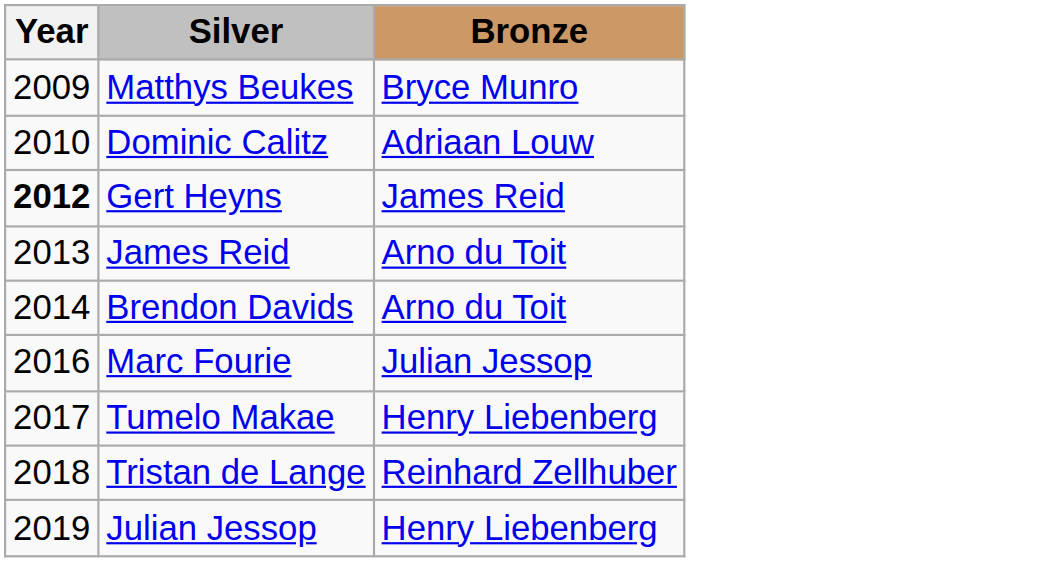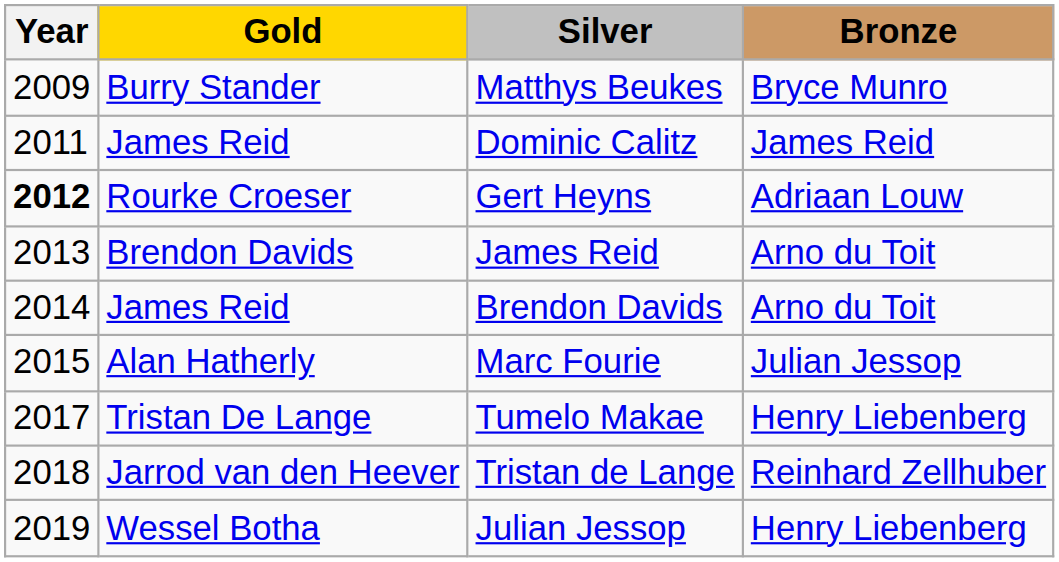+ column: (283, 32)
(52, 142) 2010 -> (50, 142) 2011
(488, 142) Adriaan Louw -> (842, 142) James Reid
(473, 197) James Reid -> (857, 197) Adriaan Louw
(52, 362) 2016 -> (52, 362) 2015
